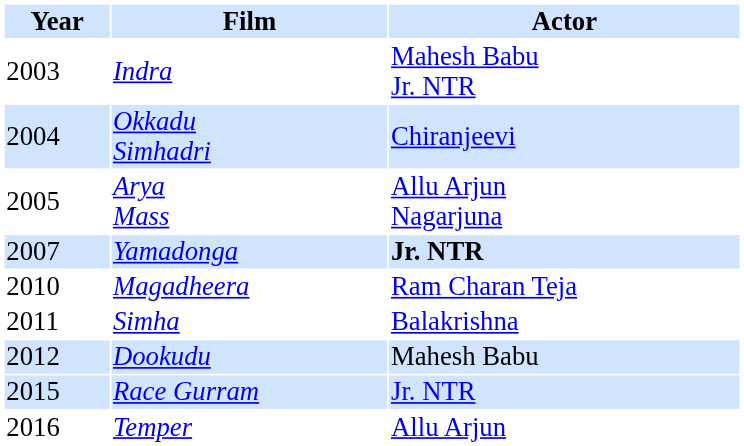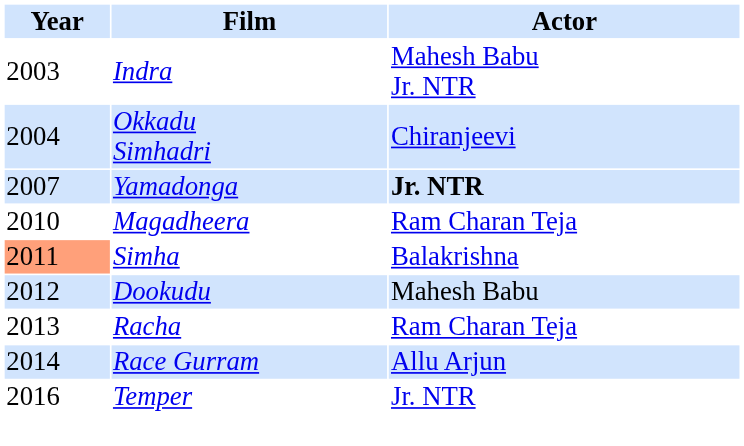- row: (141, 201)
(33, 321) no background -> (33, 256) lightsalmon background
+ row: (147, 326)
(33, 391) 2015 -> (33, 361) 2014
(433, 391) Jr. NTR -> (449, 361) Allu Arjun
(449, 426) Allu Arjun -> (433, 396) Jr. NTR
